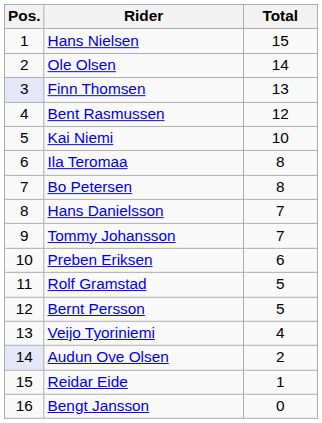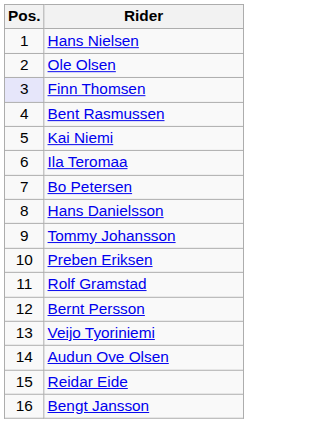- column: (280, 16)
(24, 357) lavender background -> (24, 357) no background
